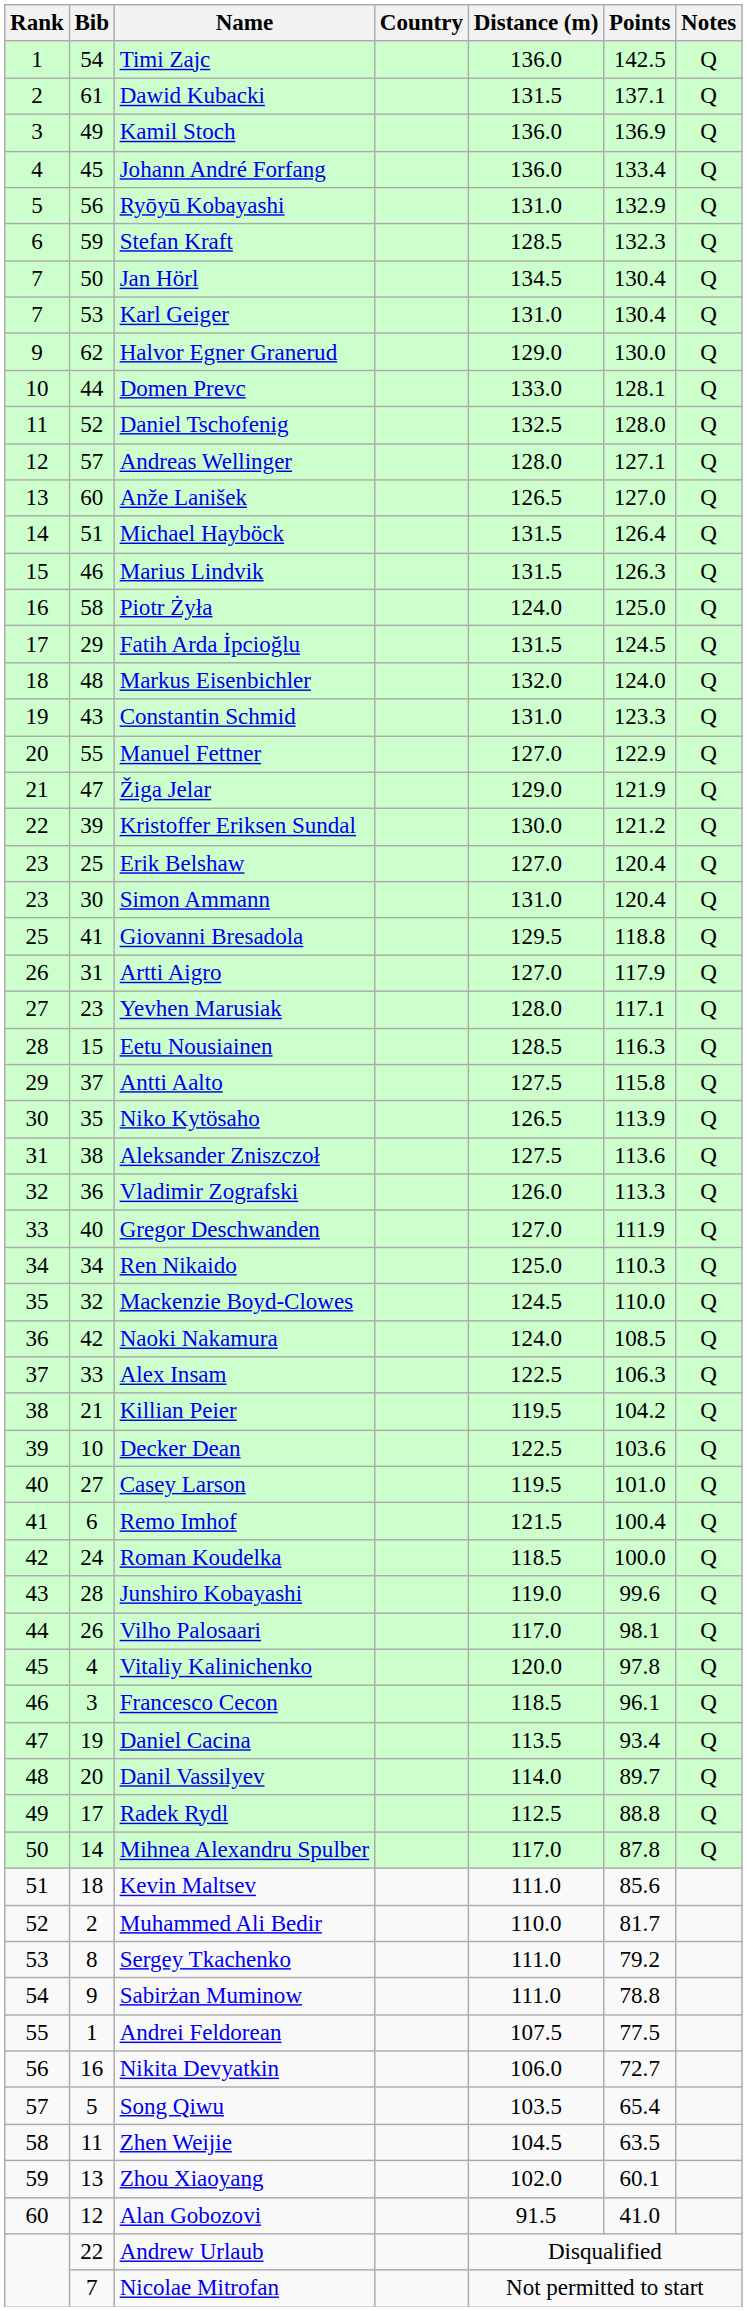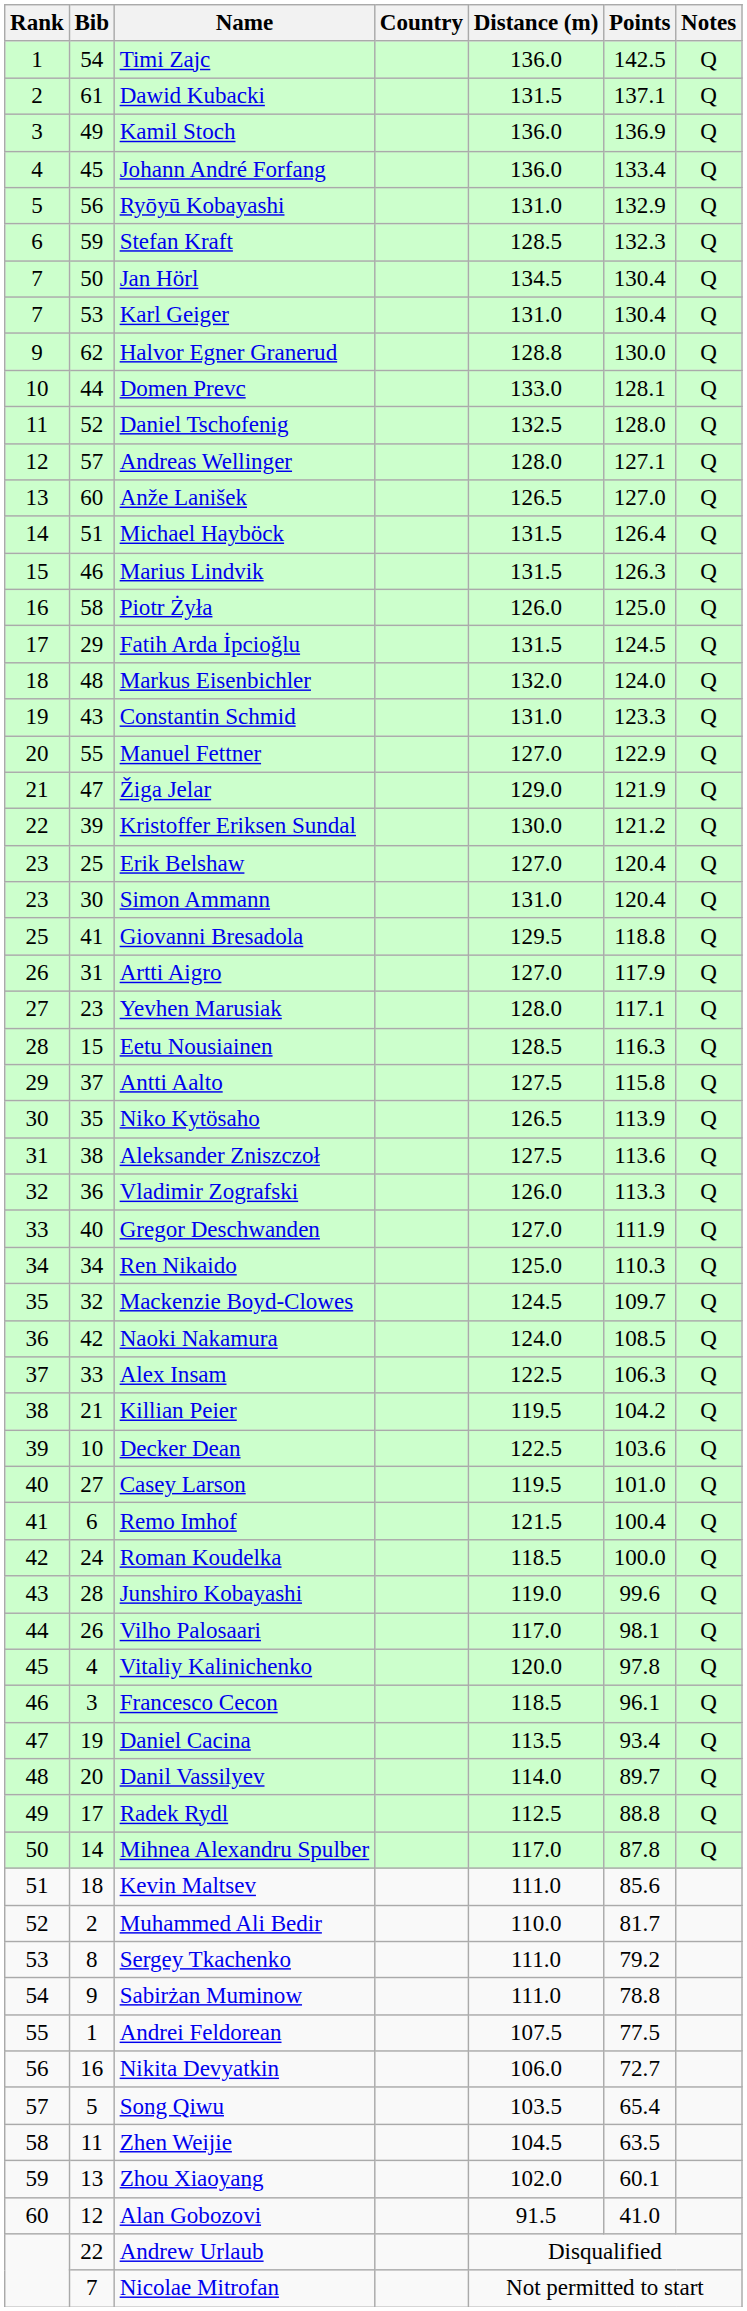(536, 351) 129.0 -> (536, 351) 128.8
(536, 607) 124.0 -> (536, 607) 126.0
(640, 1301) 110.0 -> (640, 1301) 109.7
